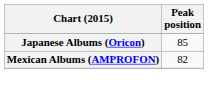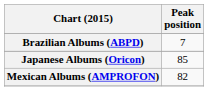+ row: (83, 42)
